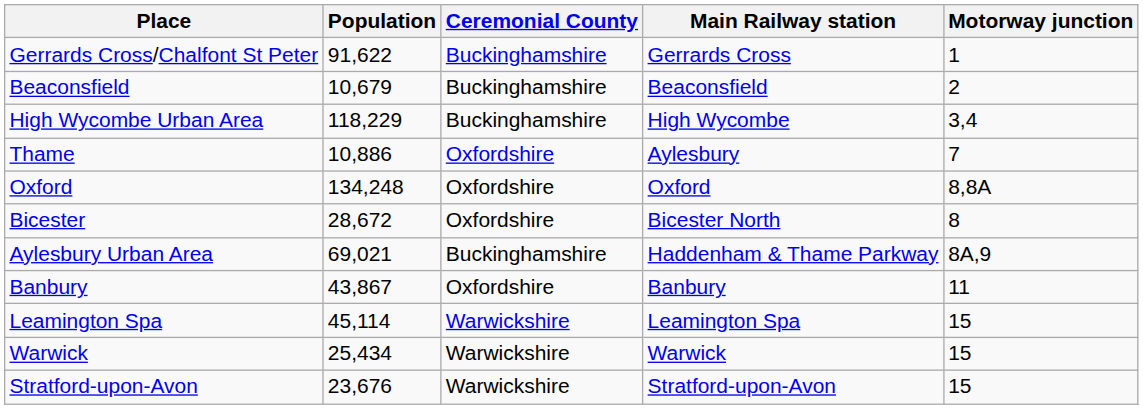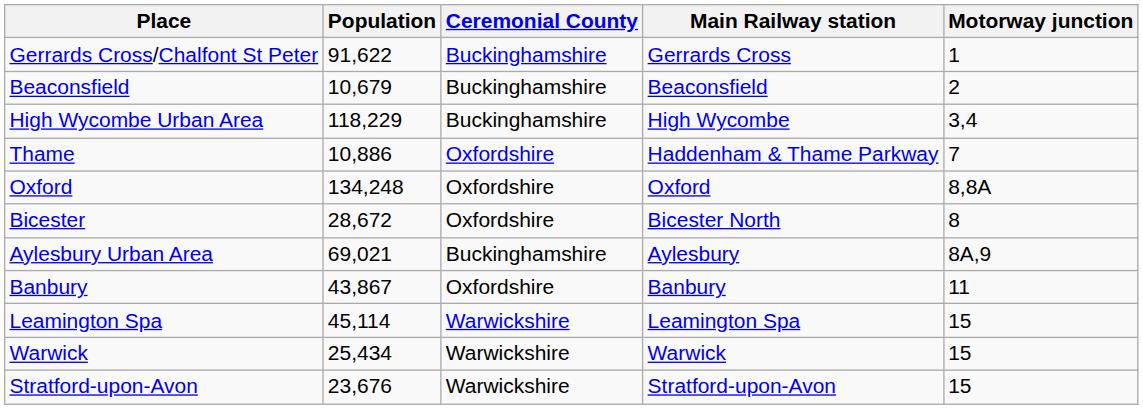(693, 154) Aylesbury -> (793, 154) Haddenham & Thame Parkway
(793, 253) Haddenham & Thame Parkway -> (693, 253) Aylesbury
